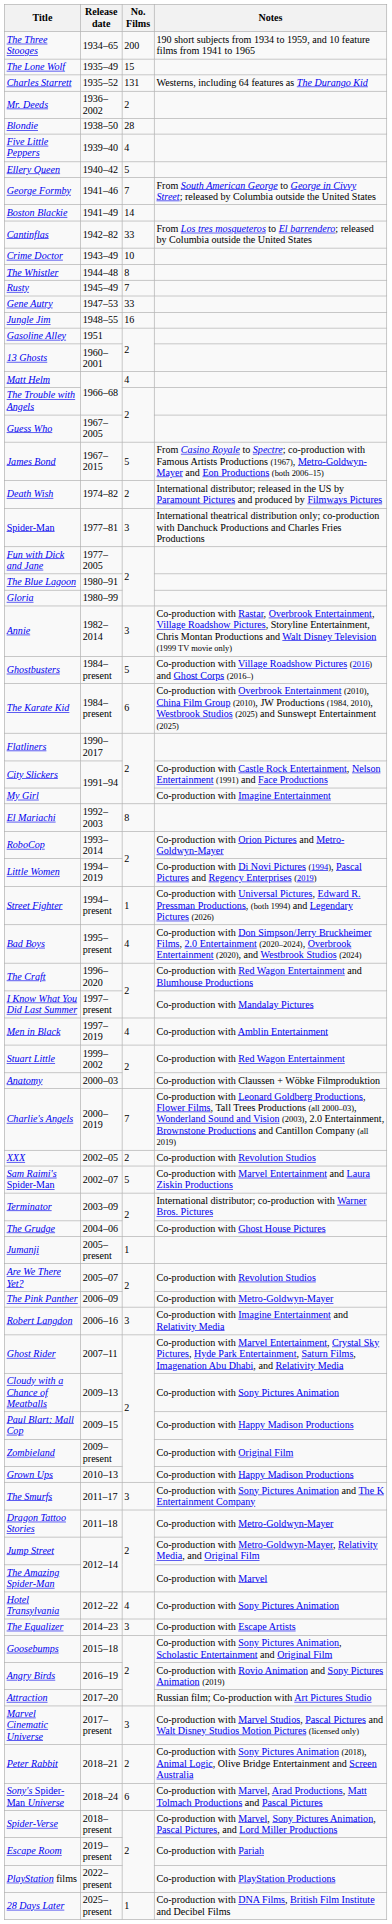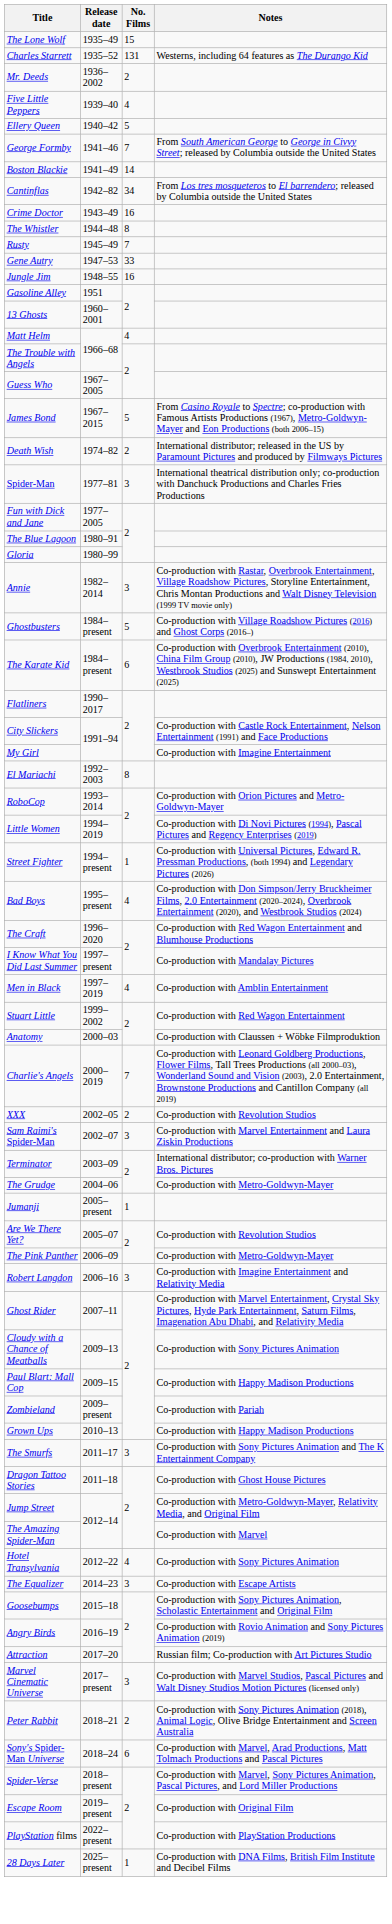- row: (27, 45)
- row: (22, 126)
(129, 234) 33 -> (129, 191) 34
(129, 256) 10 -> (129, 213) 16
(127, 1179) 5 -> (127, 1136) 3
(241, 1228) Co-production with Ghost House Pictures -> (245, 1185) Co-production with Metro-Goldwyn-Mayer
(225, 1453) Co-production with Original Film -> (210, 1409) Co-production with Pariah
(245, 1523) Co-production with Metro-Goldwyn-Mayer -> (241, 1480) Co-production with Ghost House Pictures
(210, 1851) Co-production with Pariah -> (225, 1808) Co-production with Original Film
